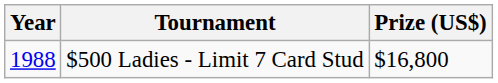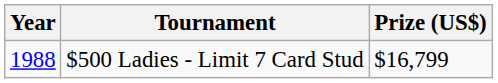(411, 58) $16,800 -> (411, 58) $16,799
